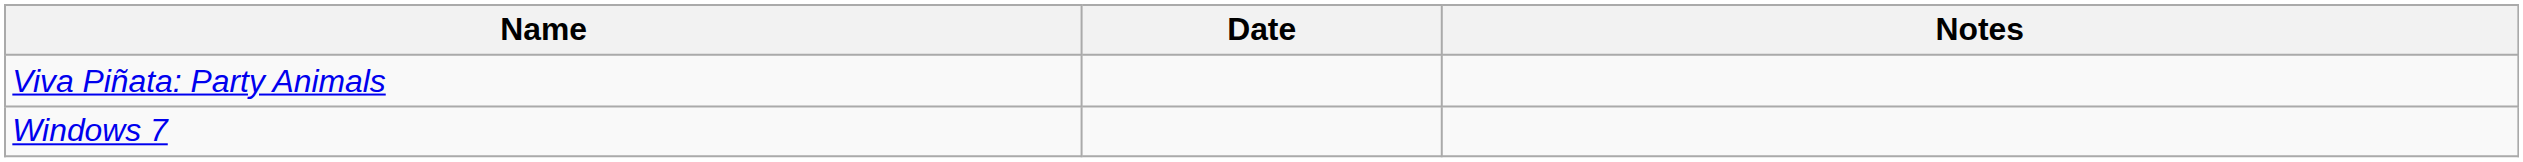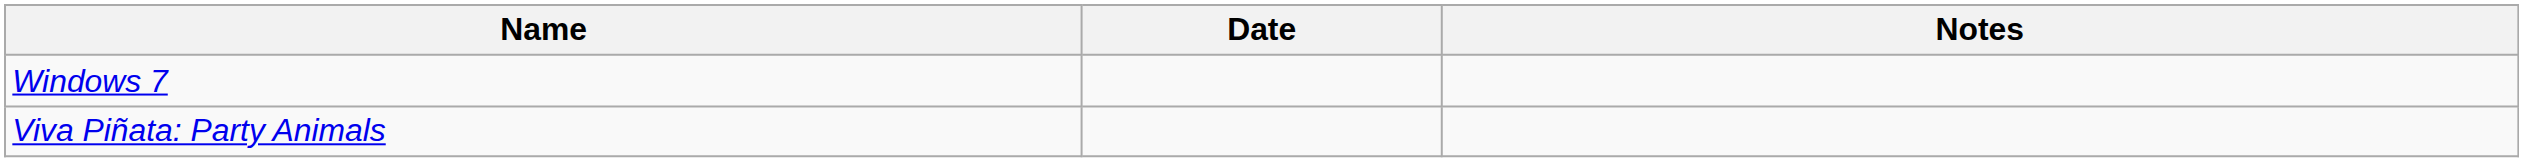rows swapped: (199, 80) <-> (90, 130)
